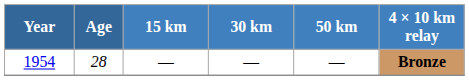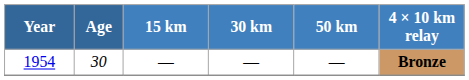(99, 62) 28 -> (99, 62) 30
